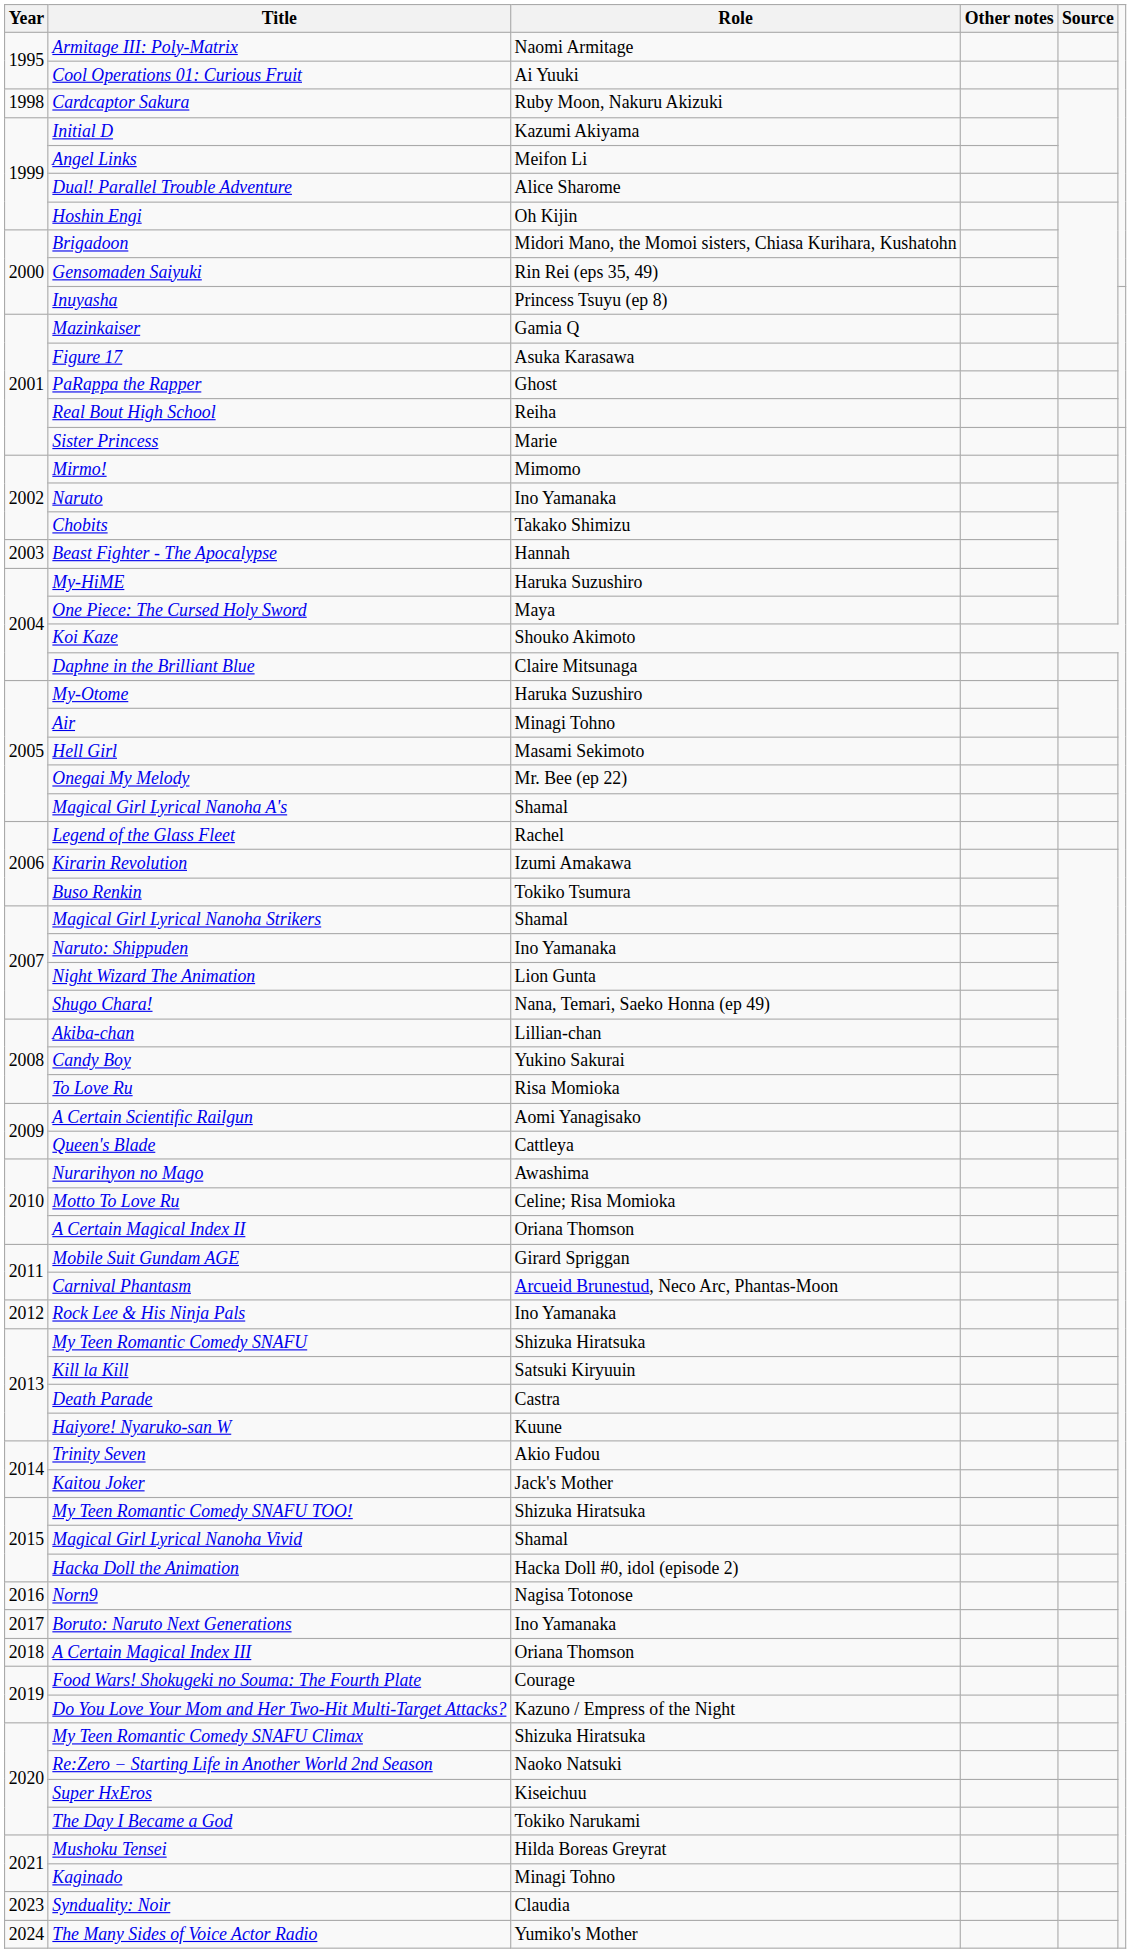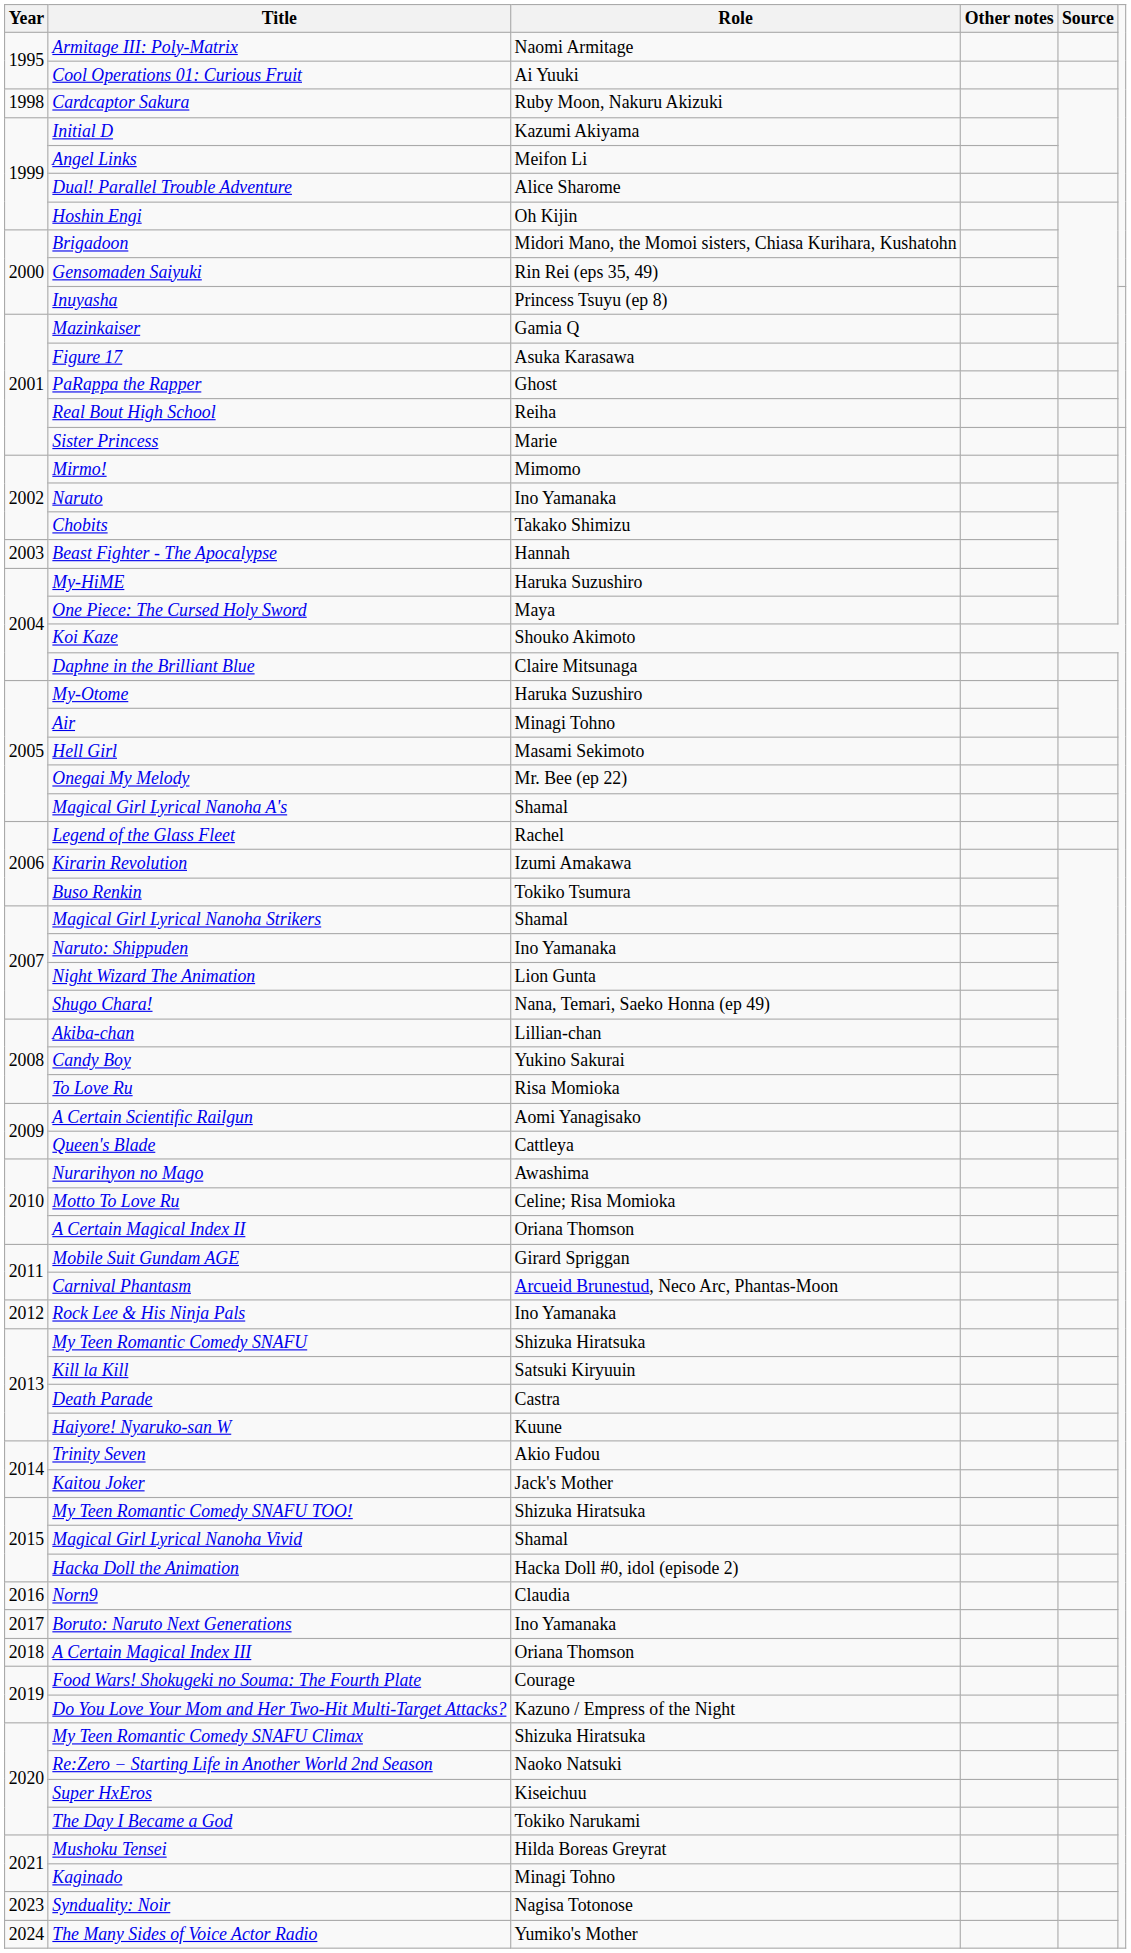(574, 1595) Nagisa Totonose -> (542, 1595) Claudia
(542, 1905) Claudia -> (574, 1905) Nagisa Totonose
